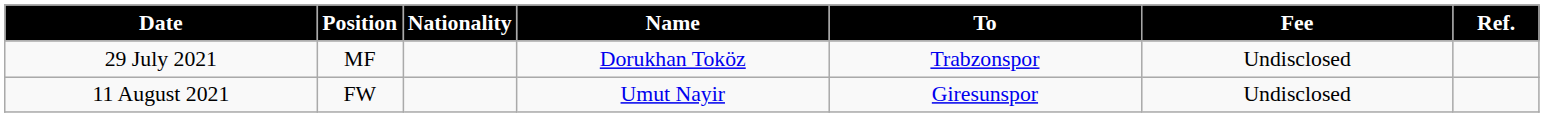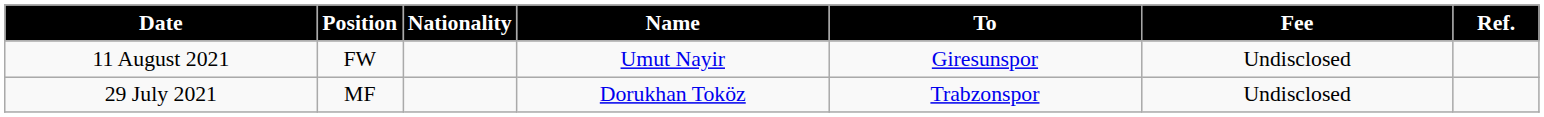rows swapped: (161, 58) <-> (161, 94)
